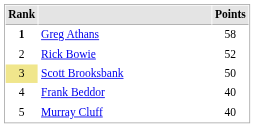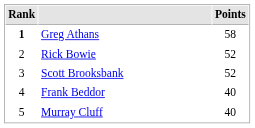(22, 73) khaki background -> (22, 73) no background
(230, 73) 50 -> (230, 73) 52
